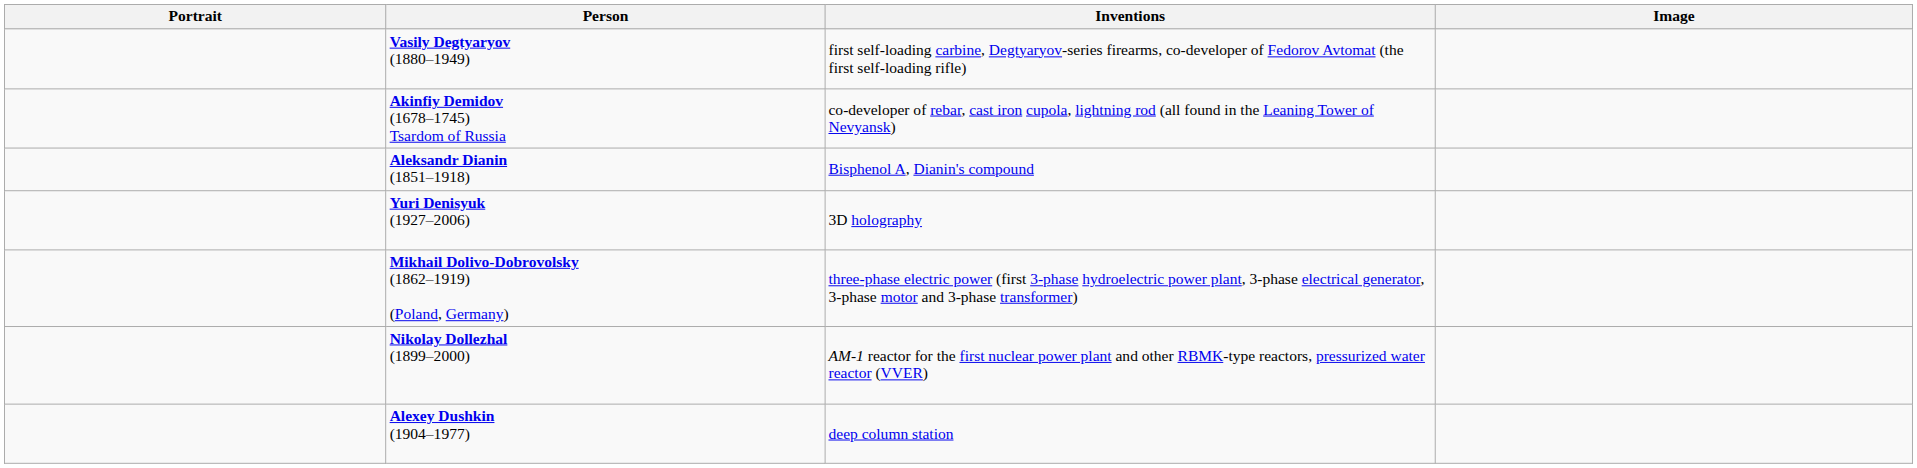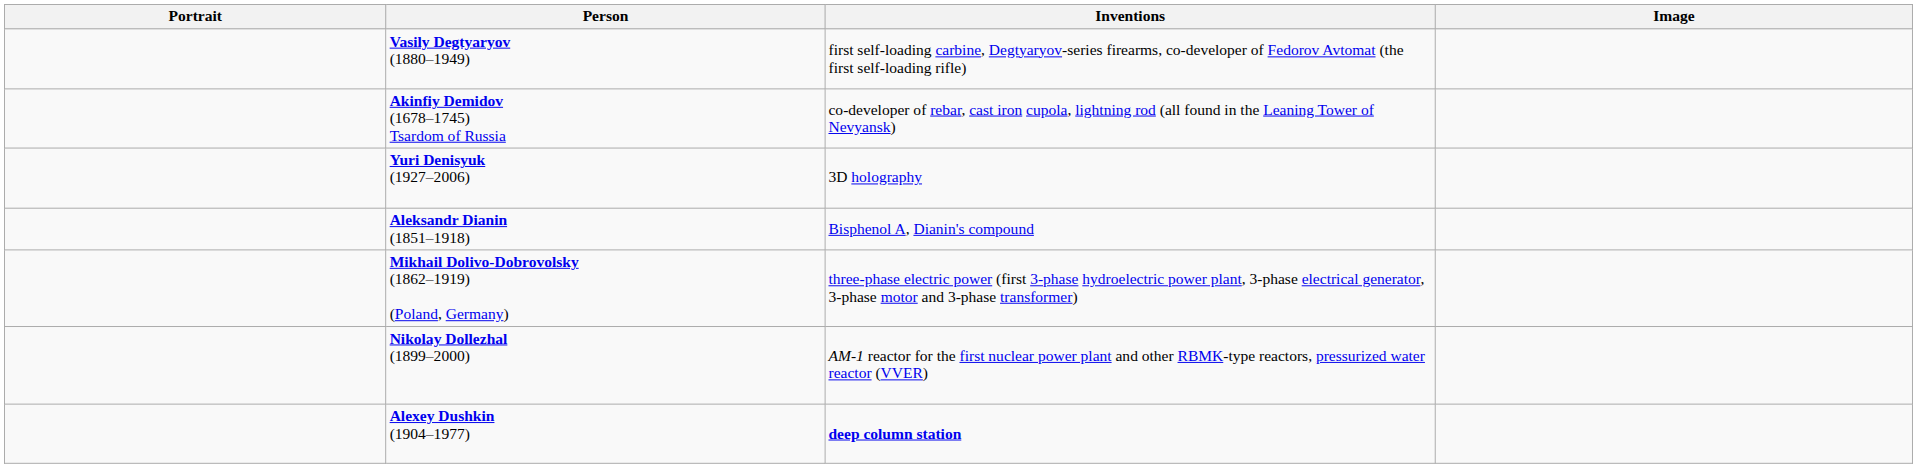rows swapped: (437, 211) <-> (448, 169)
(891, 433) normal -> (895, 433) bold
